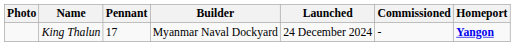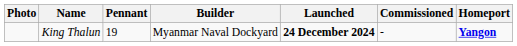(112, 32) 17 -> (112, 32) 19
(328, 32) normal -> (329, 32) bold
